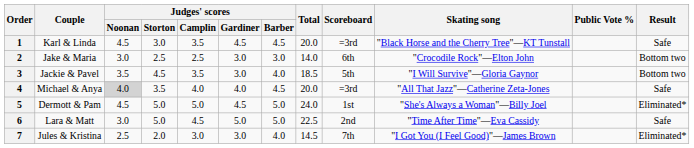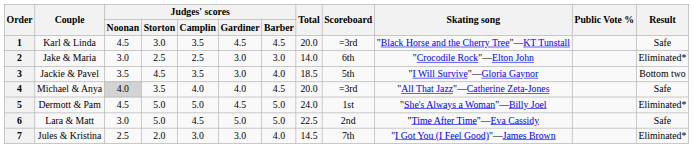(662, 58) Bottom two -> (662, 58) Eliminated*
